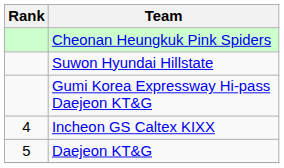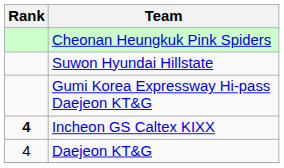(26, 127) normal -> (26, 127) bold
(26, 151) 5 -> (26, 151) 4
